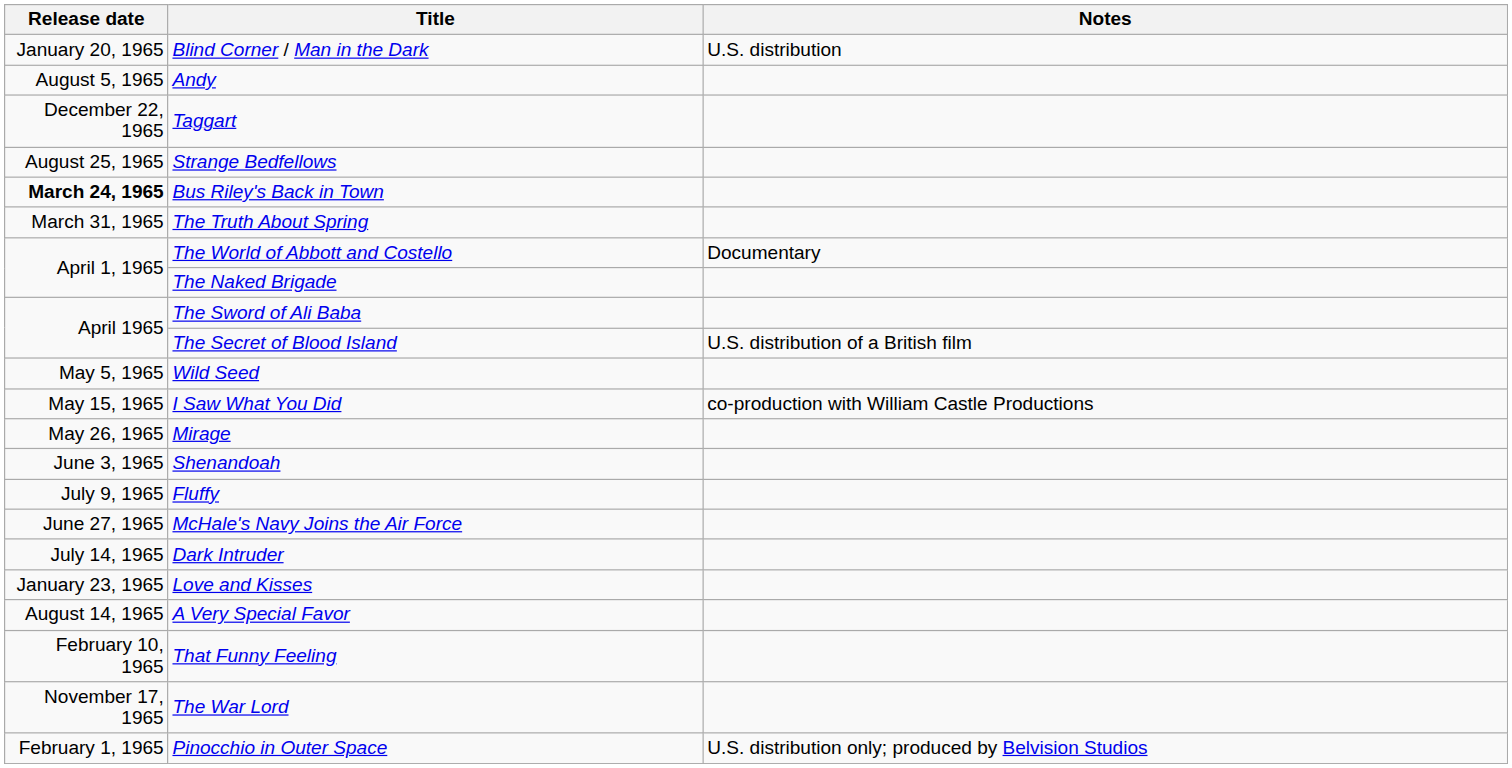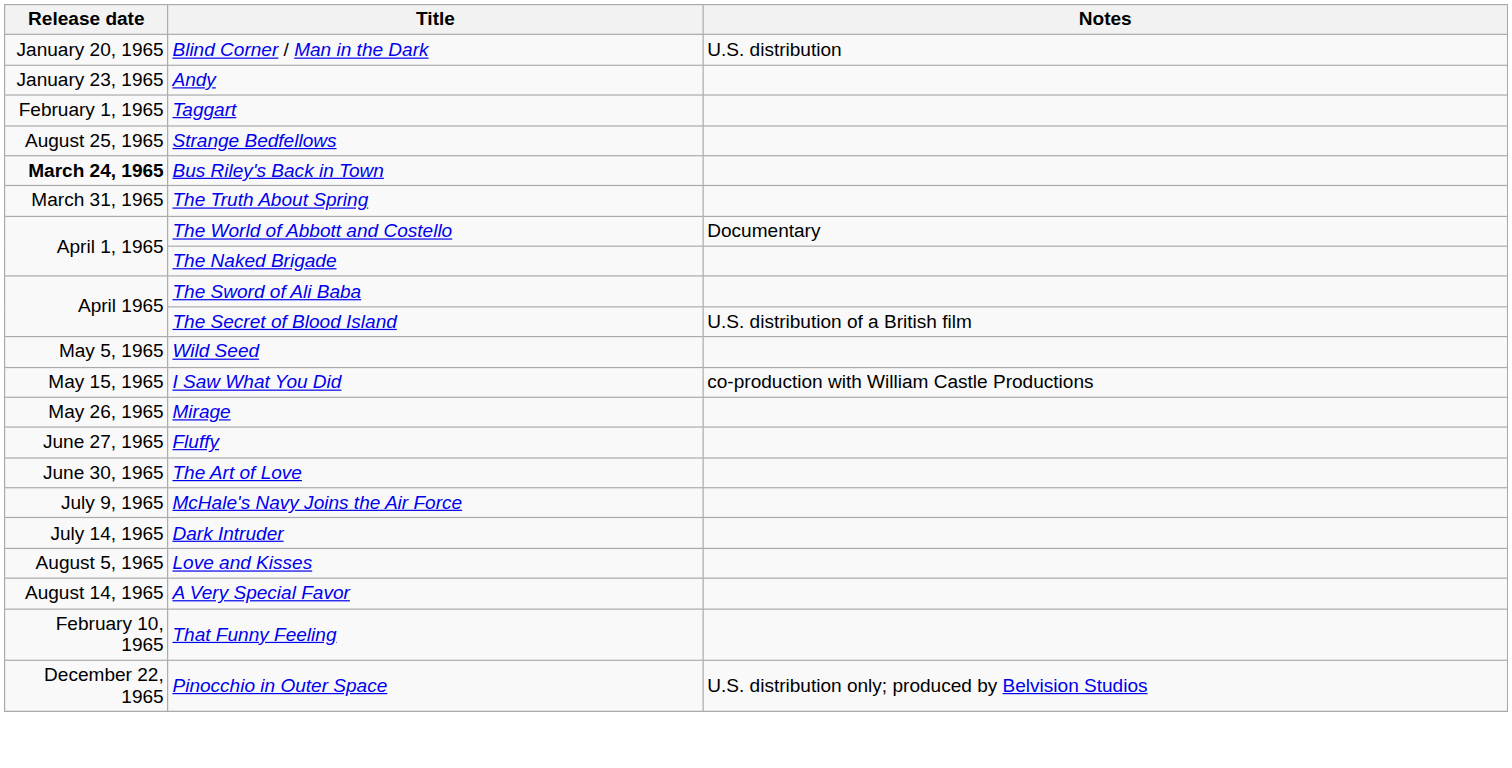(100, 79) August 5, 1965 -> (90, 79) January 23, 1965
(104, 120) December 22, 1965 -> (91, 110) February 1, 1965
- row: (226, 463)
(112, 493) July 9, 1965 -> (103, 442) June 27, 1965
+ row: (237, 472)
(103, 524) June 27, 1965 -> (112, 502) July 9, 1965
(90, 584) January 23, 1965 -> (100, 563) August 5, 1965
- row: (230, 707)
(91, 748) February 1, 1965 -> (104, 685) December 22, 1965
